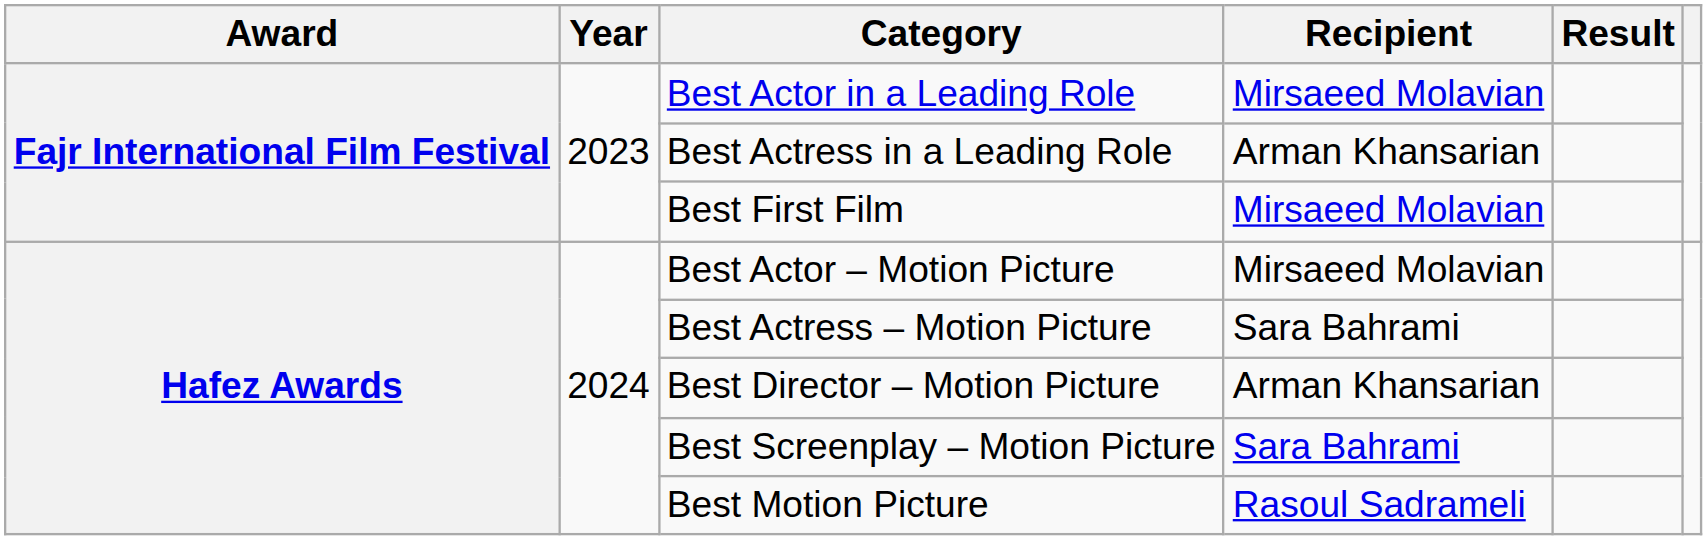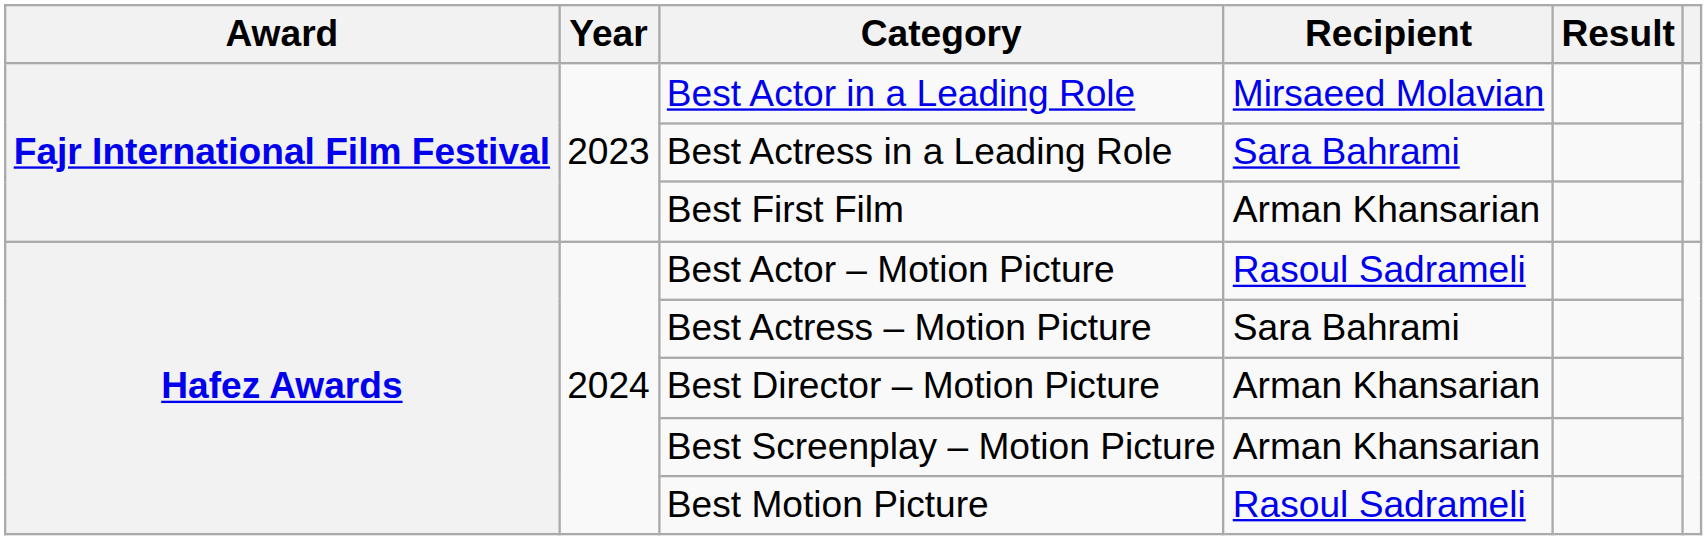(1386, 151) Arman Khansarian -> (1346, 151) Sara Bahrami
(1389, 210) Mirsaeed Molavian -> (1386, 210) Arman Khansarian
(1389, 269) Mirsaeed Molavian -> (1379, 269) Rasoul Sadrameli
(1346, 446) Sara Bahrami -> (1386, 446) Arman Khansarian
